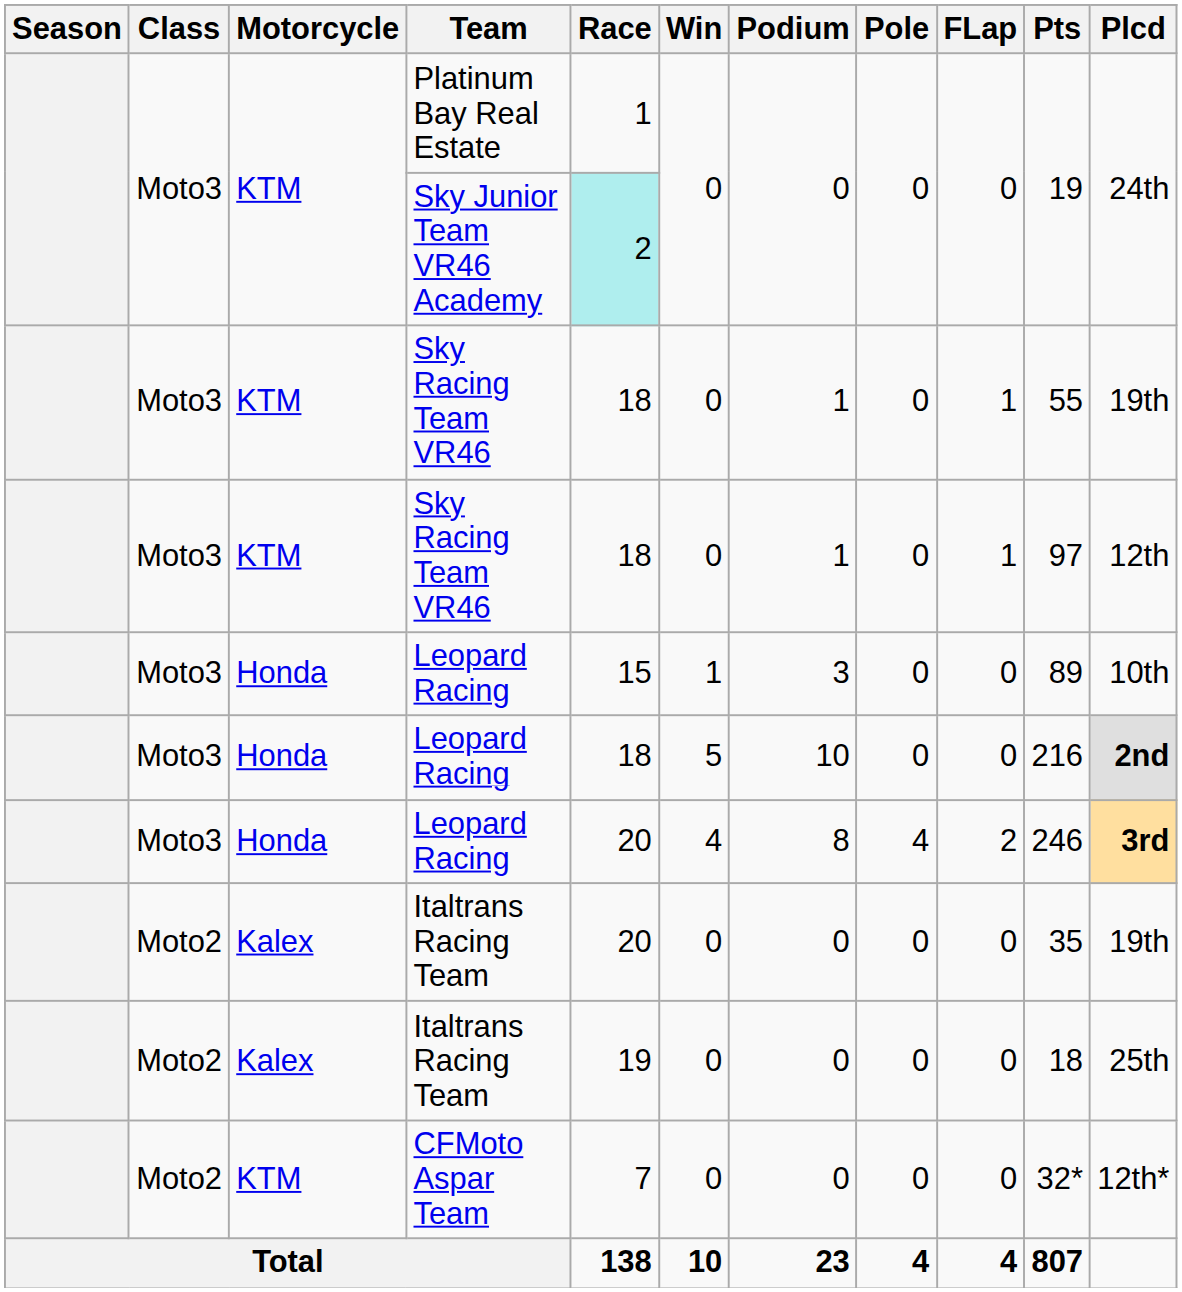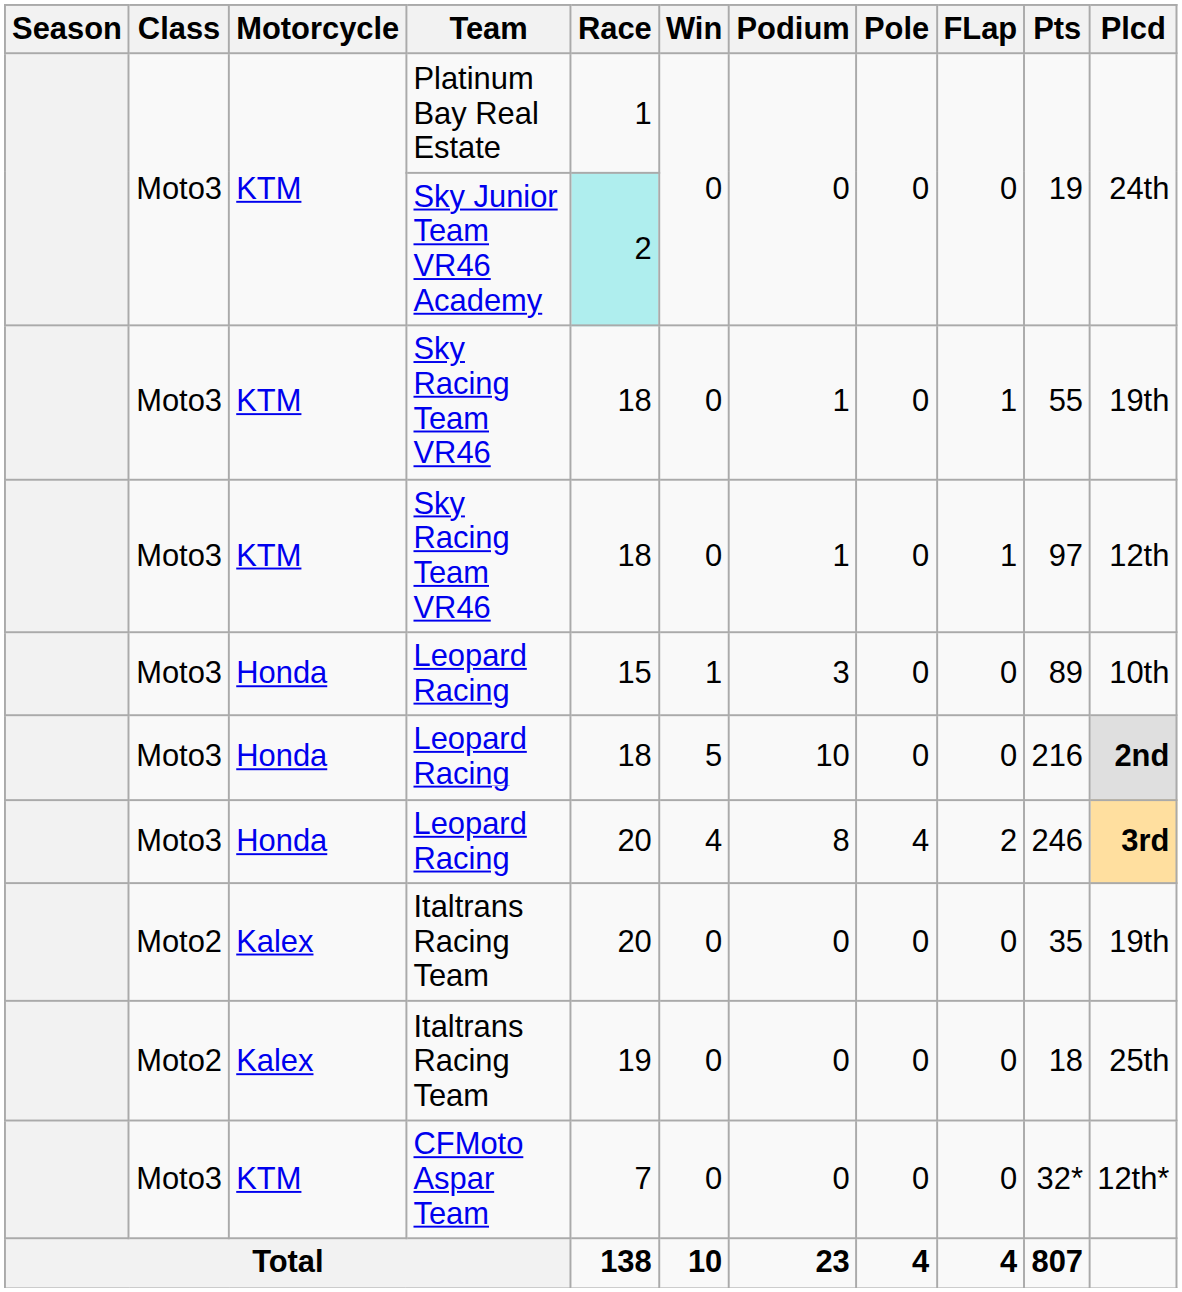(179, 1178) Moto2 -> (179, 1178) Moto3
